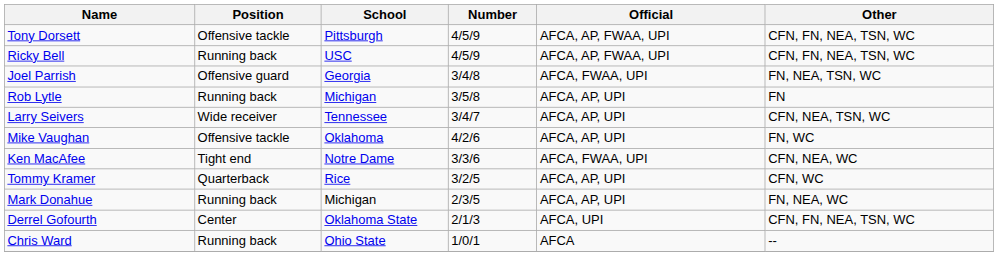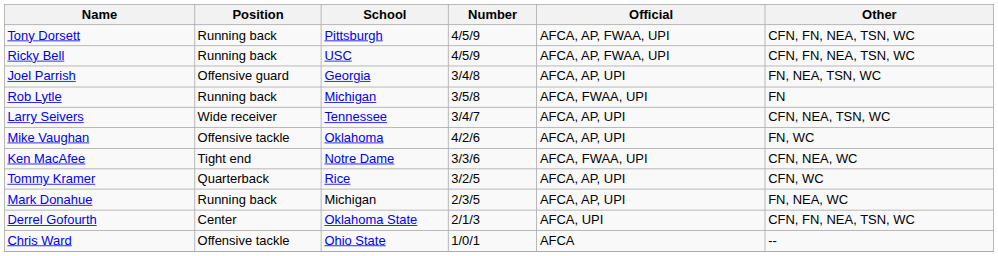(244, 35) Offensive tackle -> (237, 35) Running back
(594, 76) AFCA, FWAA, UPI -> (583, 76) AFCA, AP, UPI
(583, 96) AFCA, AP, UPI -> (594, 96) AFCA, FWAA, UPI
(237, 240) Running back -> (244, 240) Offensive tackle
